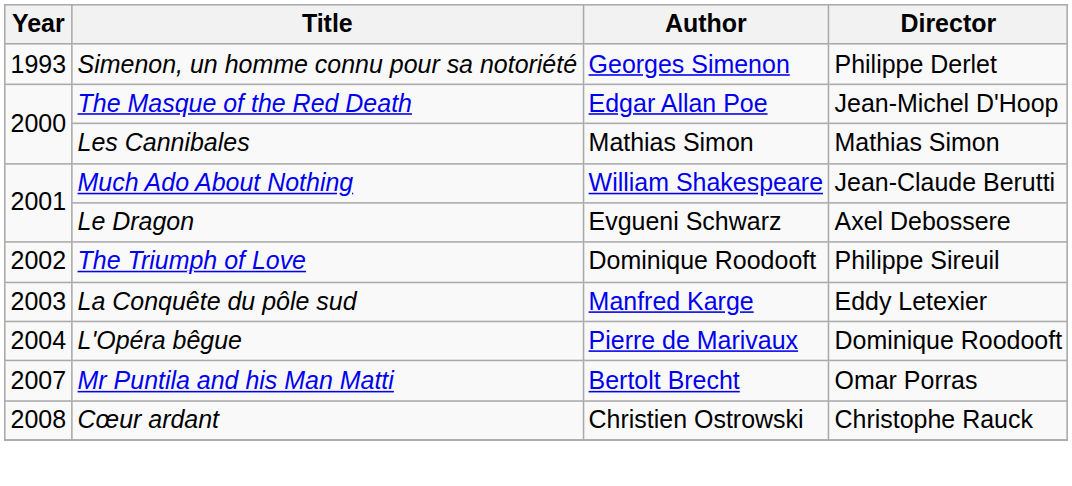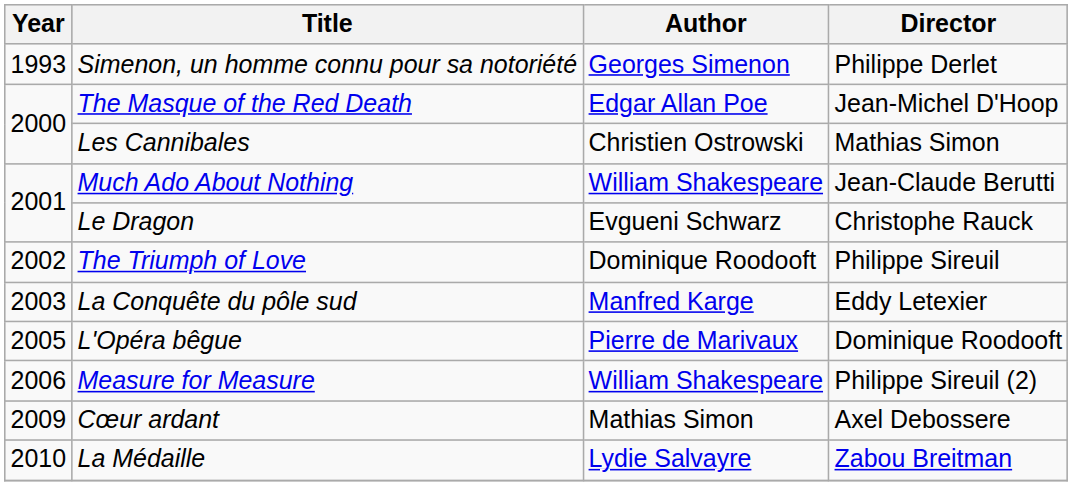(671, 143) Mathias Simon -> (696, 143) Christien Ostrowski
(923, 222) Axel Debossere -> (934, 222) Christophe Rauck
(38, 340) 2004 -> (38, 340) 2005
+ row: (196, 380)
- row: (236, 380)
(38, 420) 2008 -> (38, 420) 2009
(696, 420) Christien Ostrowski -> (671, 420) Mathias Simon
(934, 420) Christophe Rauck -> (923, 420) Axel Debossere
+ row: (141, 459)
